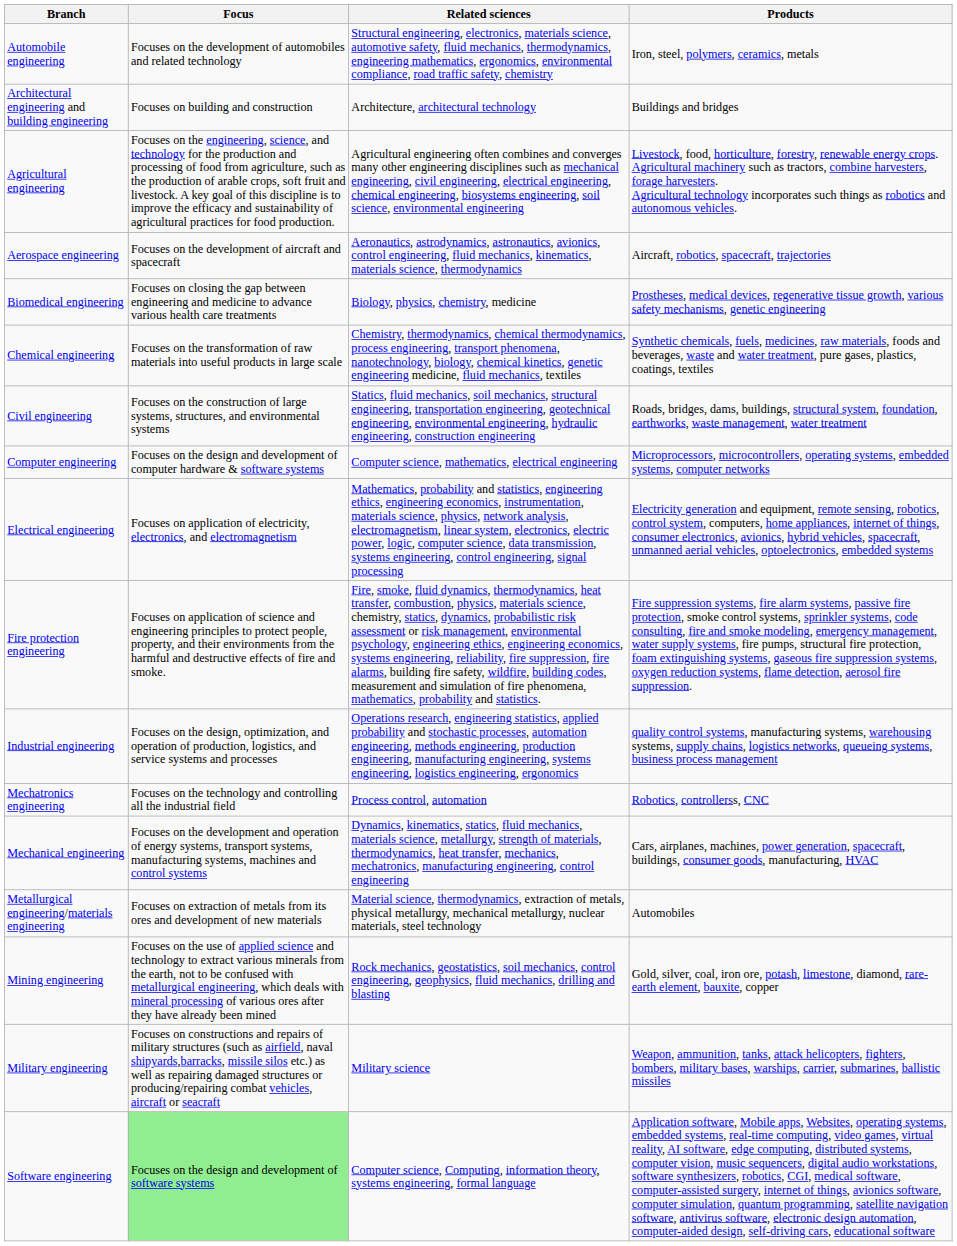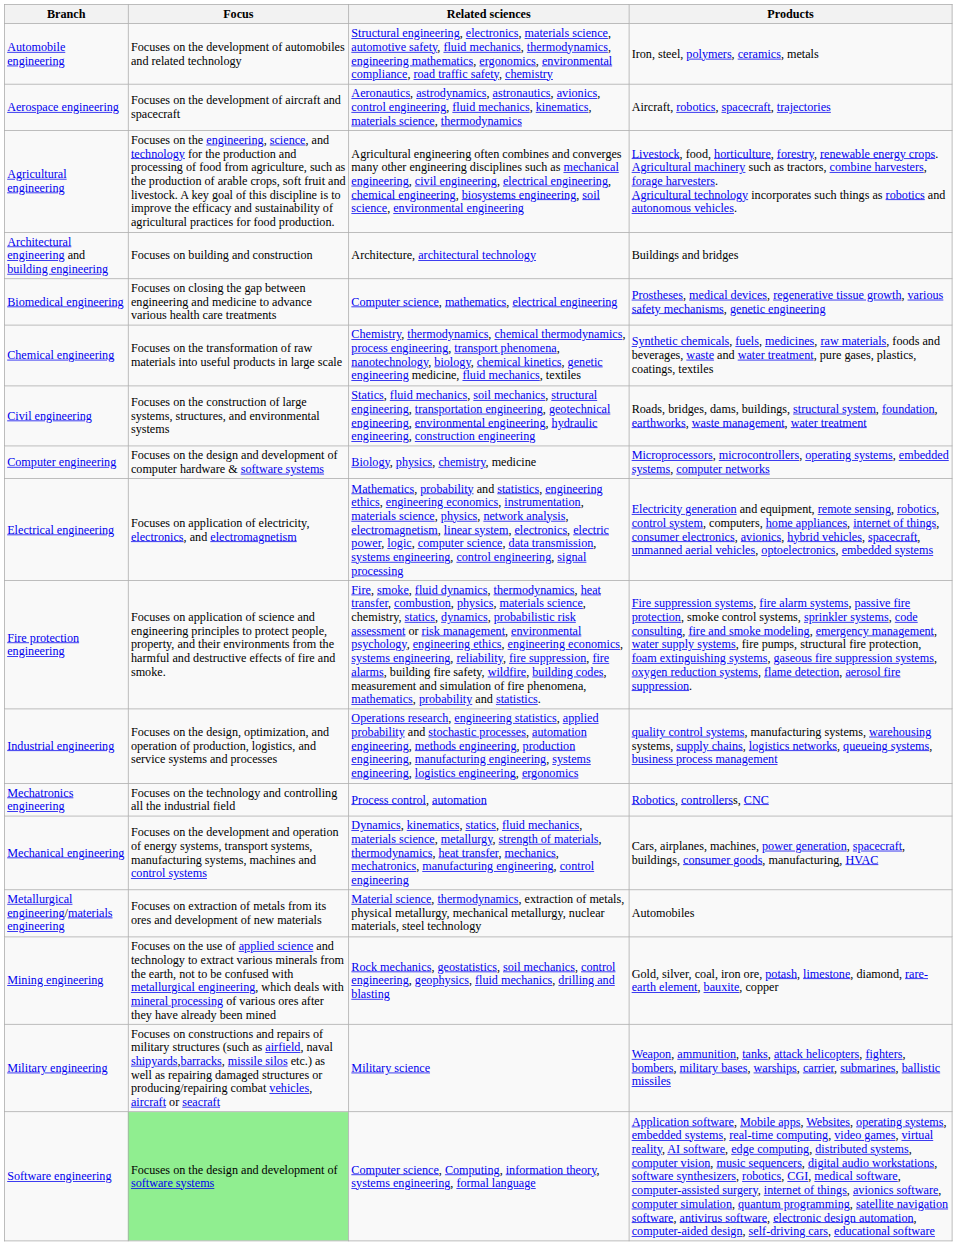rows swapped: (63, 255) <-> (58, 107)
(444, 302) Biology, physics, chemistry, medicine -> (484, 302) Computer science, mathematics, electrical engineering
(484, 462) Computer science, mathematics, electrical engineering -> (444, 462) Biology, physics, chemistry, medicine
